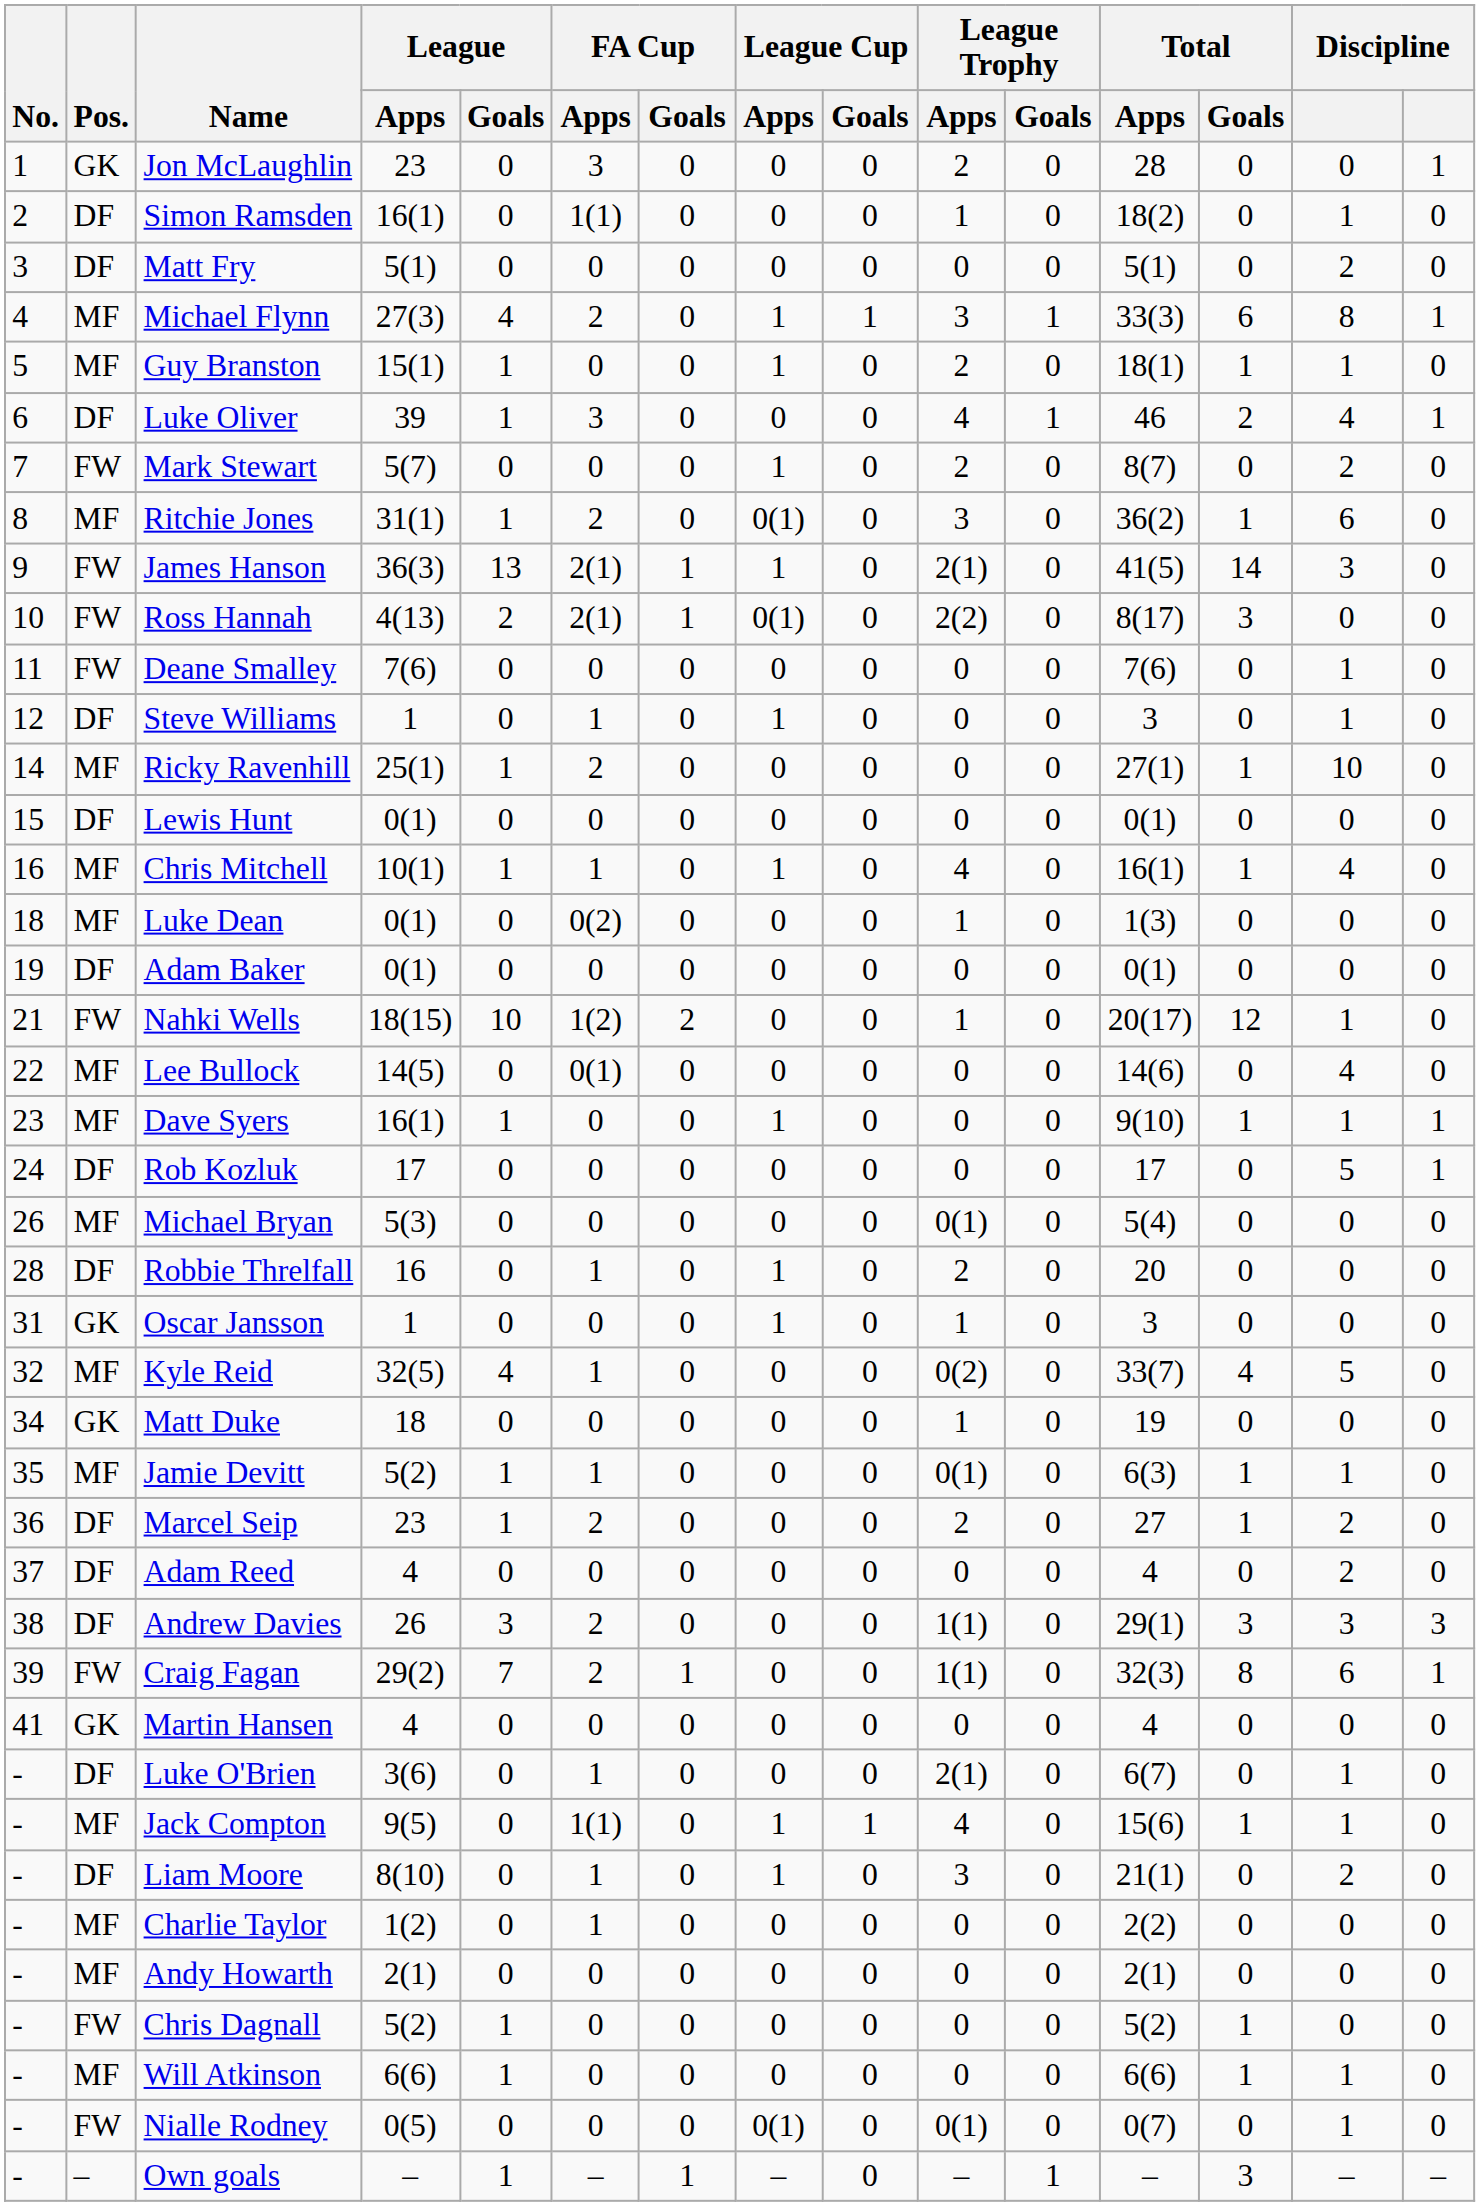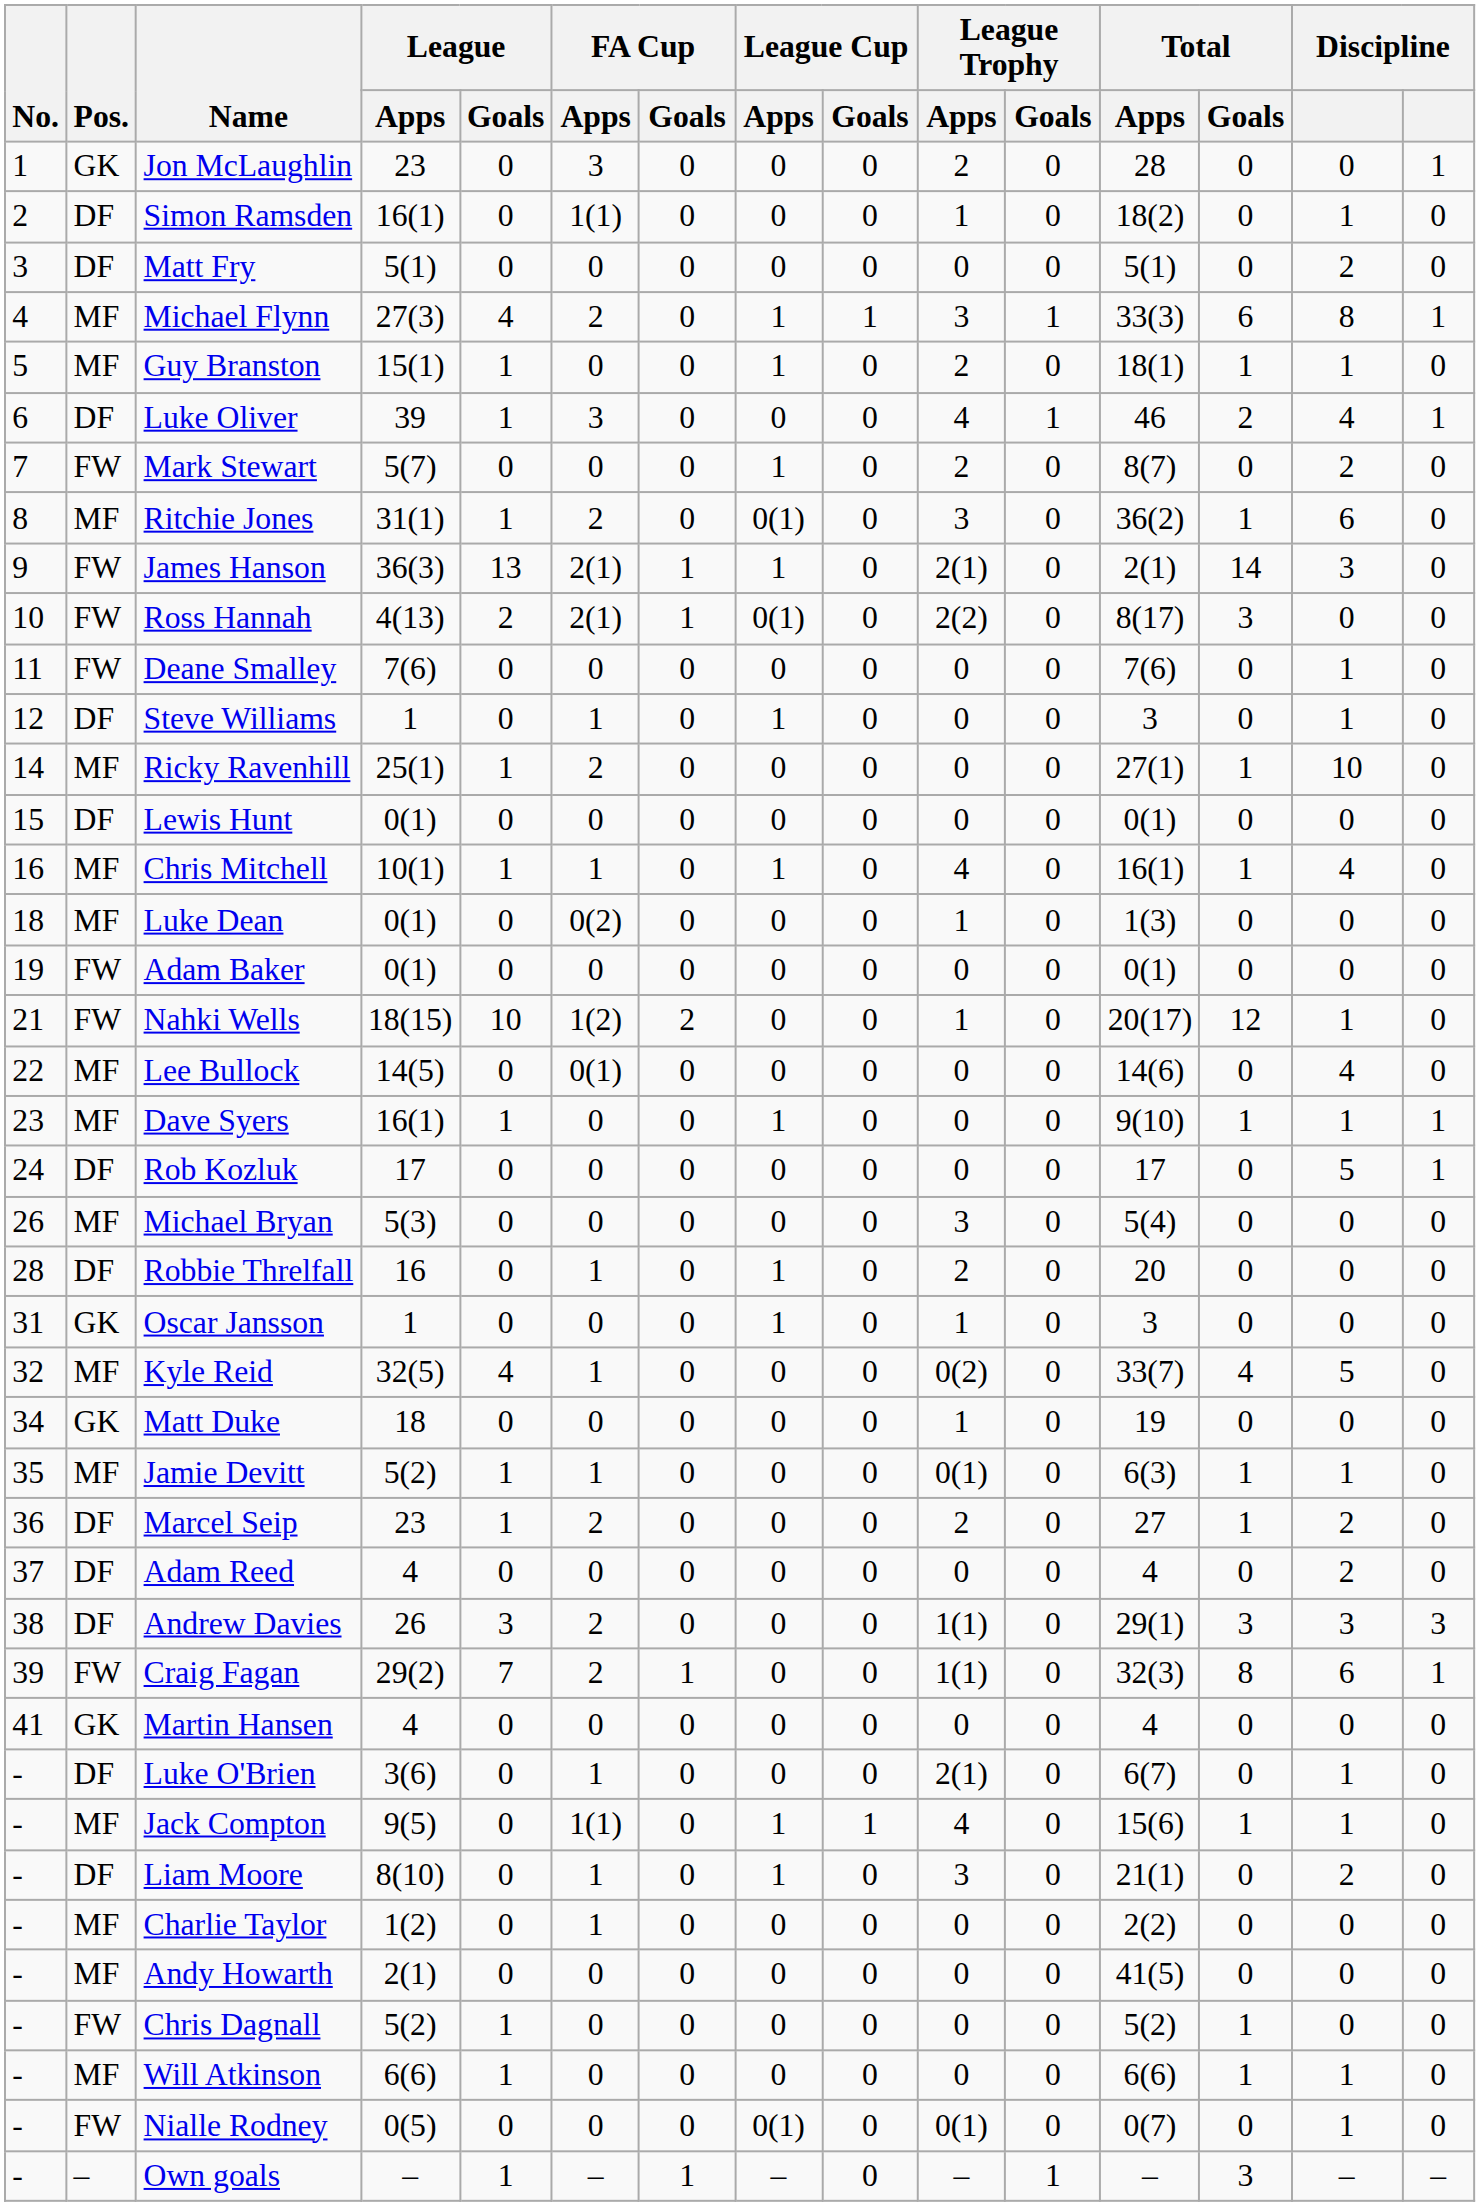(1150, 567) 41(5) -> (1150, 567) 2(1)
(94, 969) DF -> (97, 969) FW
(961, 1220) 0(1) -> (961, 1220) 3
(1150, 1974) 2(1) -> (1150, 1974) 41(5)
